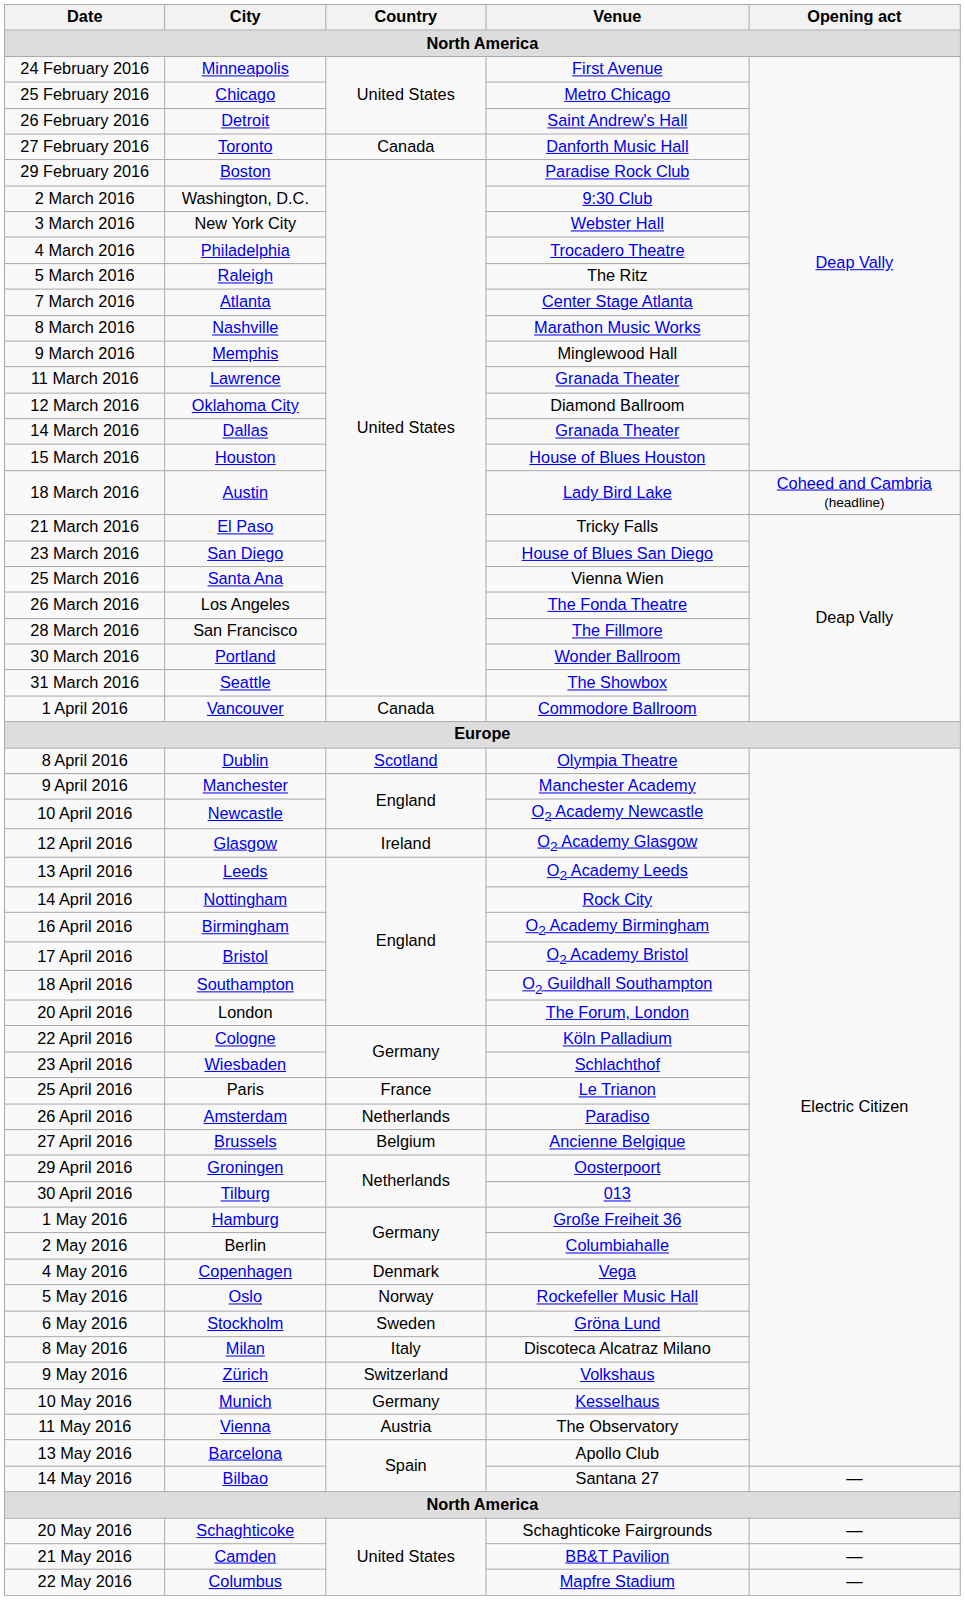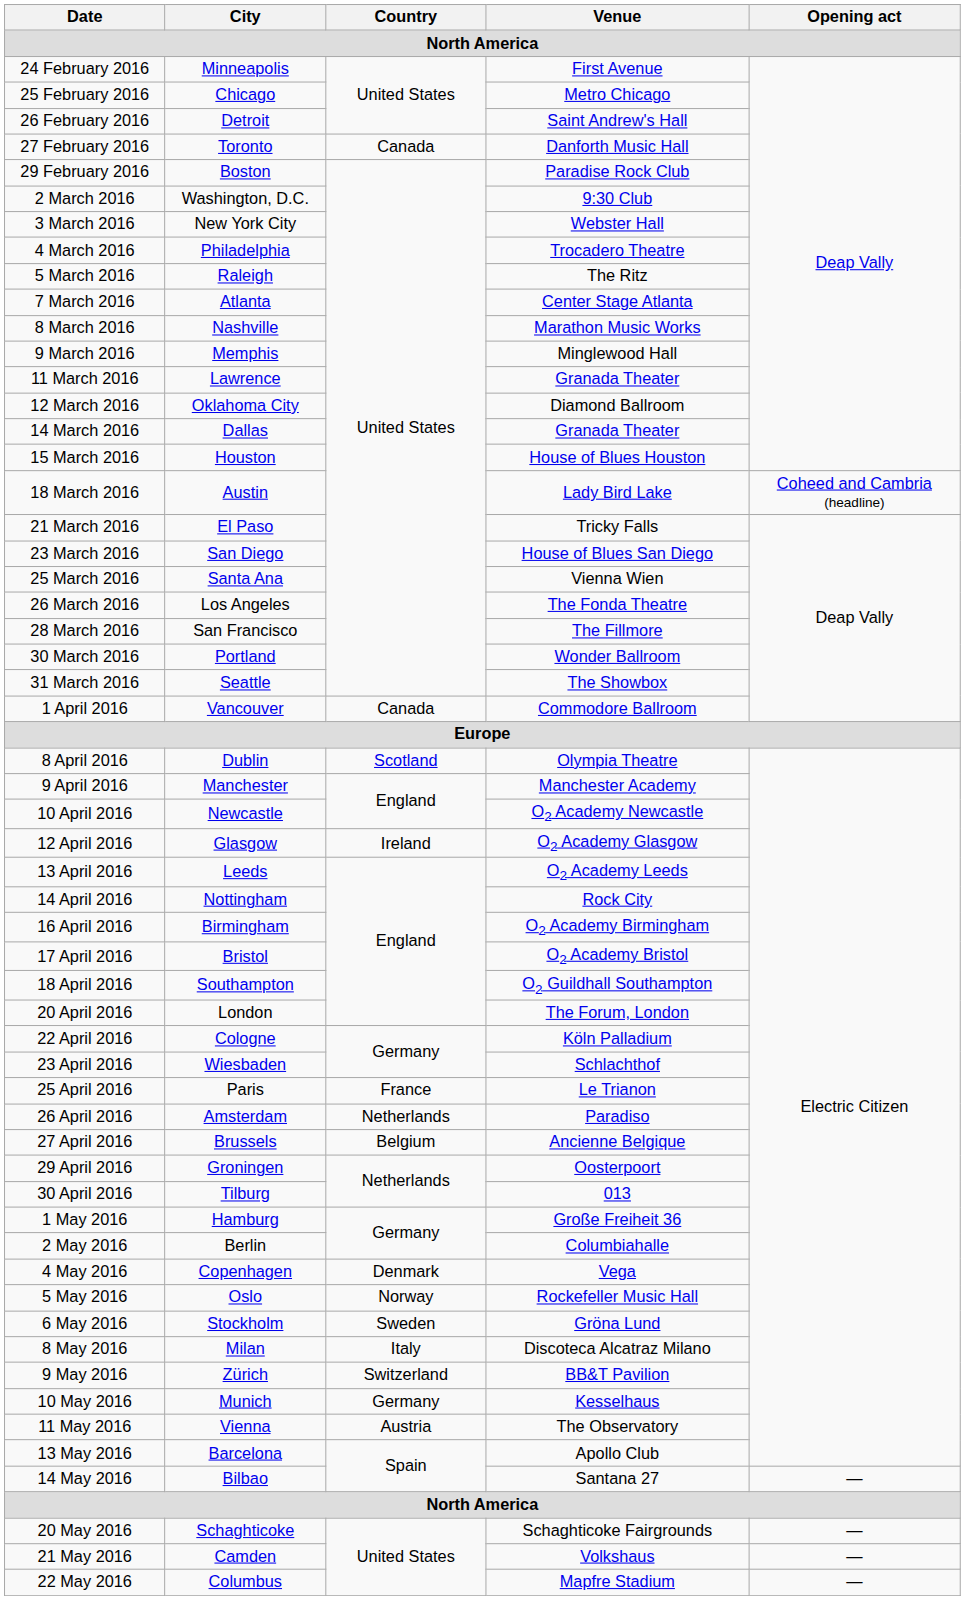(617, 1375) Volkshaus -> (617, 1375) BB&T Pavilion
(617, 1556) BB&T Pavilion -> (617, 1556) Volkshaus
